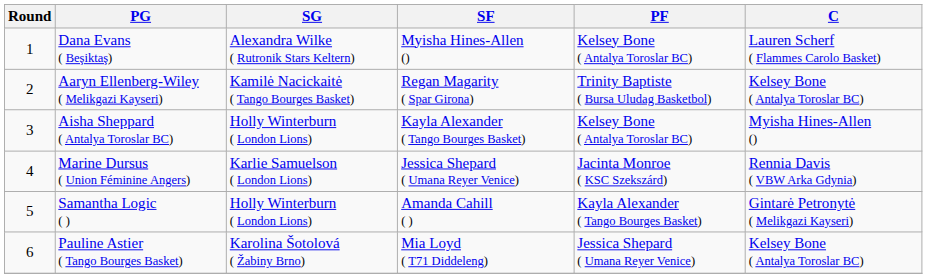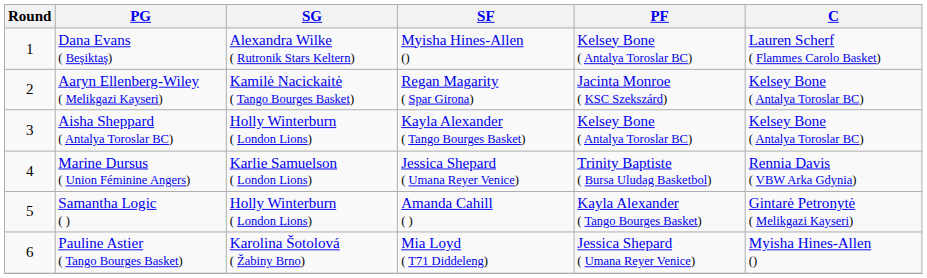(644, 89) Trinity Baptiste ( Bursa Uludag Basketbol) -> (624, 89) Jacinta Monroe ( KSC Szekszárd)
(810, 130) Myisha Hines-Allen () -> (806, 130) Kelsey Bone ( Antalya Toroslar BC)
(624, 171) Jacinta Monroe ( KSC Szekszárd) -> (644, 171) Trinity Baptiste ( Bursa Uludag Basketbol)
(806, 252) Kelsey Bone ( Antalya Toroslar BC) -> (810, 252) Myisha Hines-Allen ()
